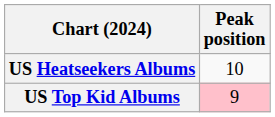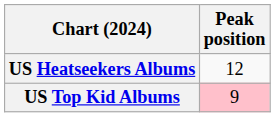(235, 68) 10 -> (235, 68) 12
